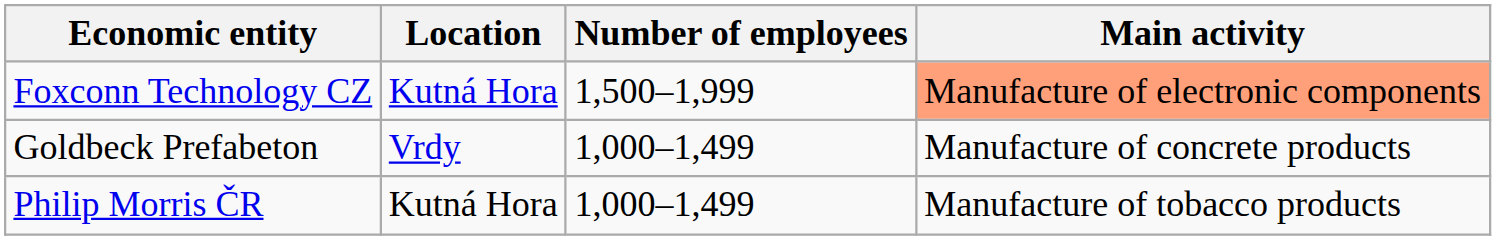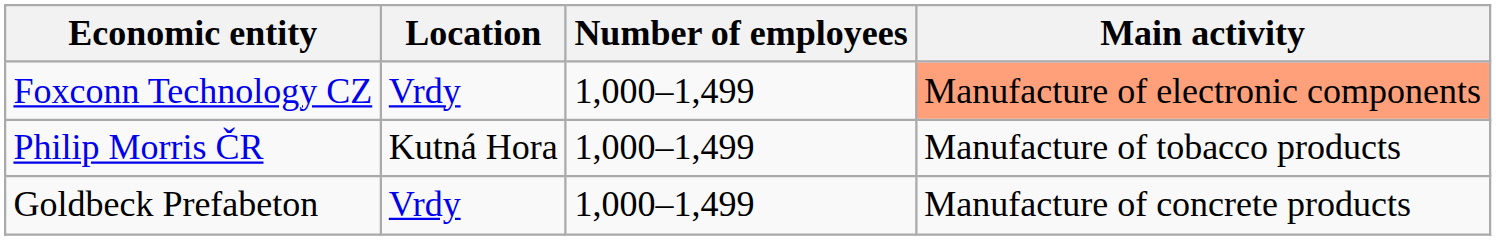(473, 90) Kutná Hora -> (425, 90) Vrdy
(664, 90) 1,500–1,999 -> (664, 90) 1,000–1,499
rows swapped: (138, 204) <-> (166, 147)
